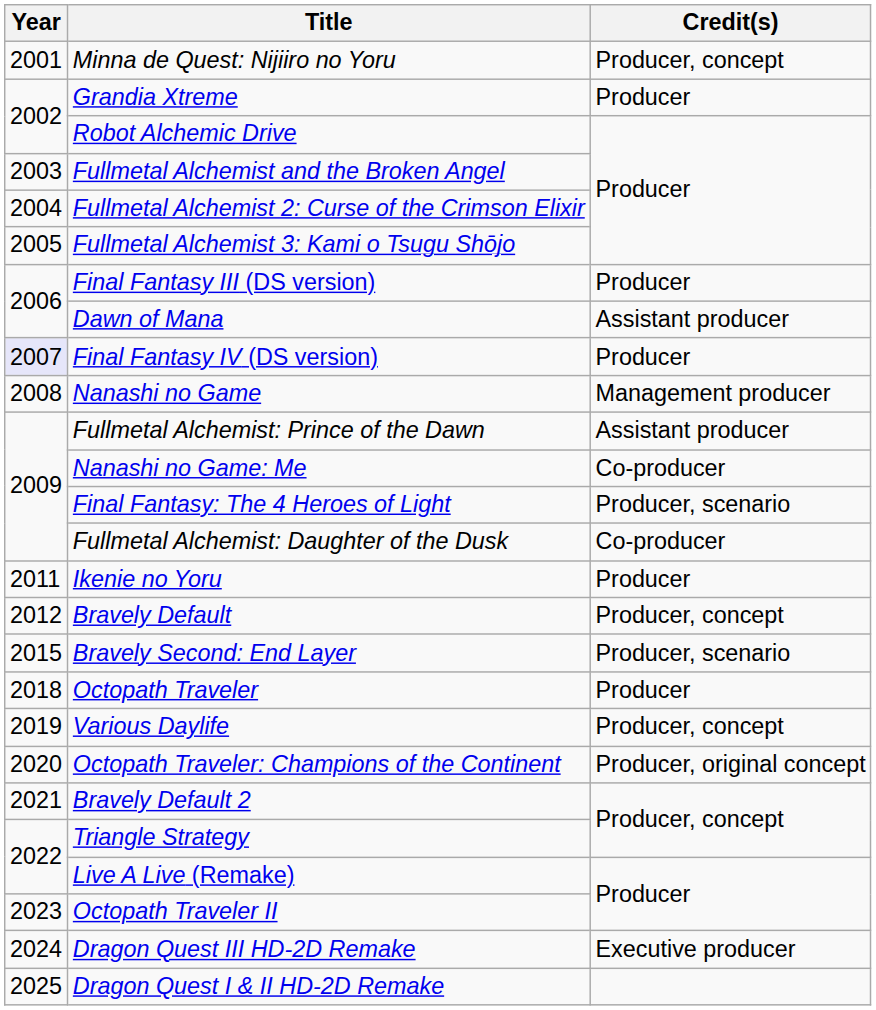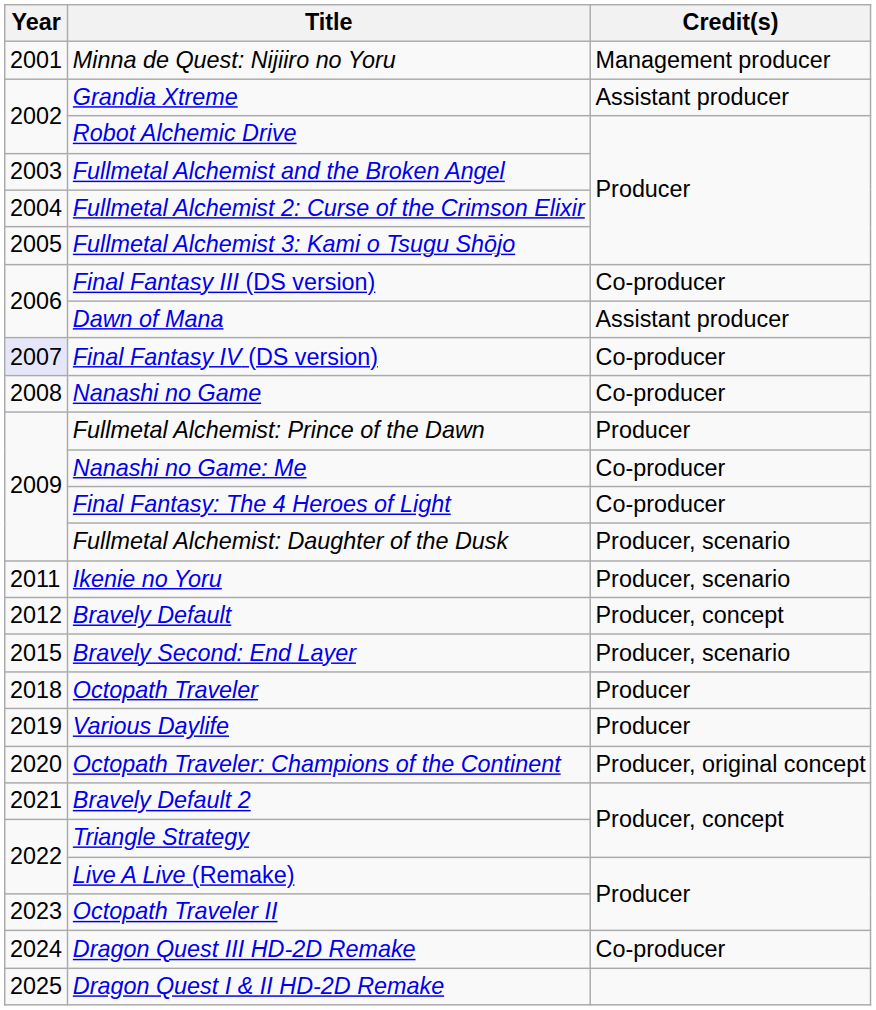(690, 60) Producer, concept -> (713, 60) Management producer
(643, 97) Producer -> (692, 97) Assistant producer
(643, 282) Producer -> (660, 282) Co-producer
(643, 356) Producer -> (660, 356) Co-producer
(713, 393) Management producer -> (660, 393) Co-producer
(692, 430) Assistant producer -> (643, 430) Producer
(693, 504) Producer, scenario -> (660, 504) Co-producer
(660, 541) Co-producer -> (693, 541) Producer, scenario
(643, 578) Producer -> (693, 578) Producer, scenario
(690, 726) Producer, concept -> (643, 726) Producer
(696, 949) Executive producer -> (660, 949) Co-producer
